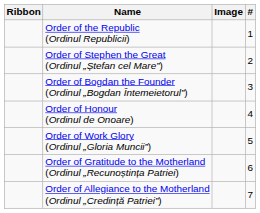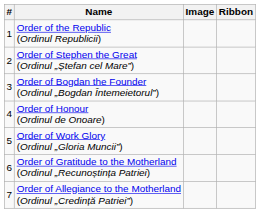columns swapped: (250, 12) <-> (24, 12)
